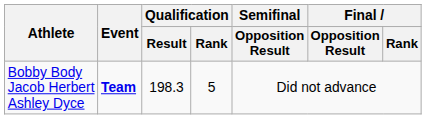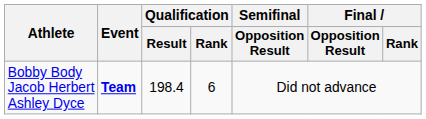(167, 88) 198.3 -> (167, 88) 198.4
(212, 88) 5 -> (212, 88) 6
